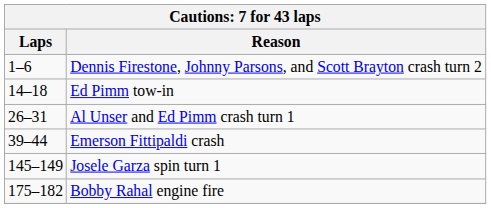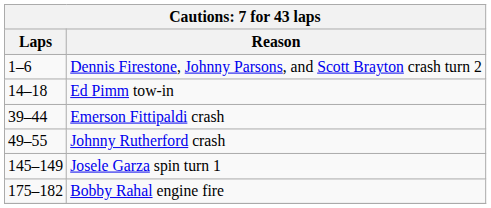- row: (182, 116)
+ row: (148, 141)
